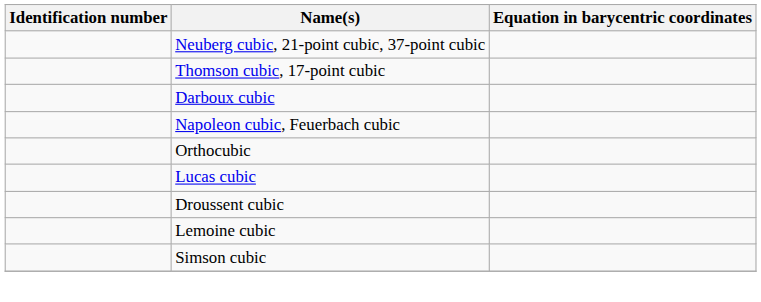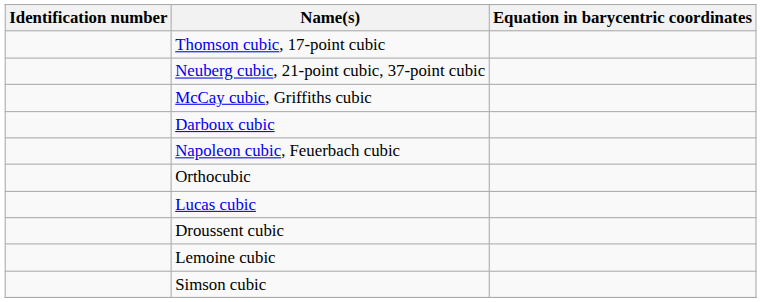rows swapped: (330, 44) <-> (280, 71)
+ row: (274, 97)
